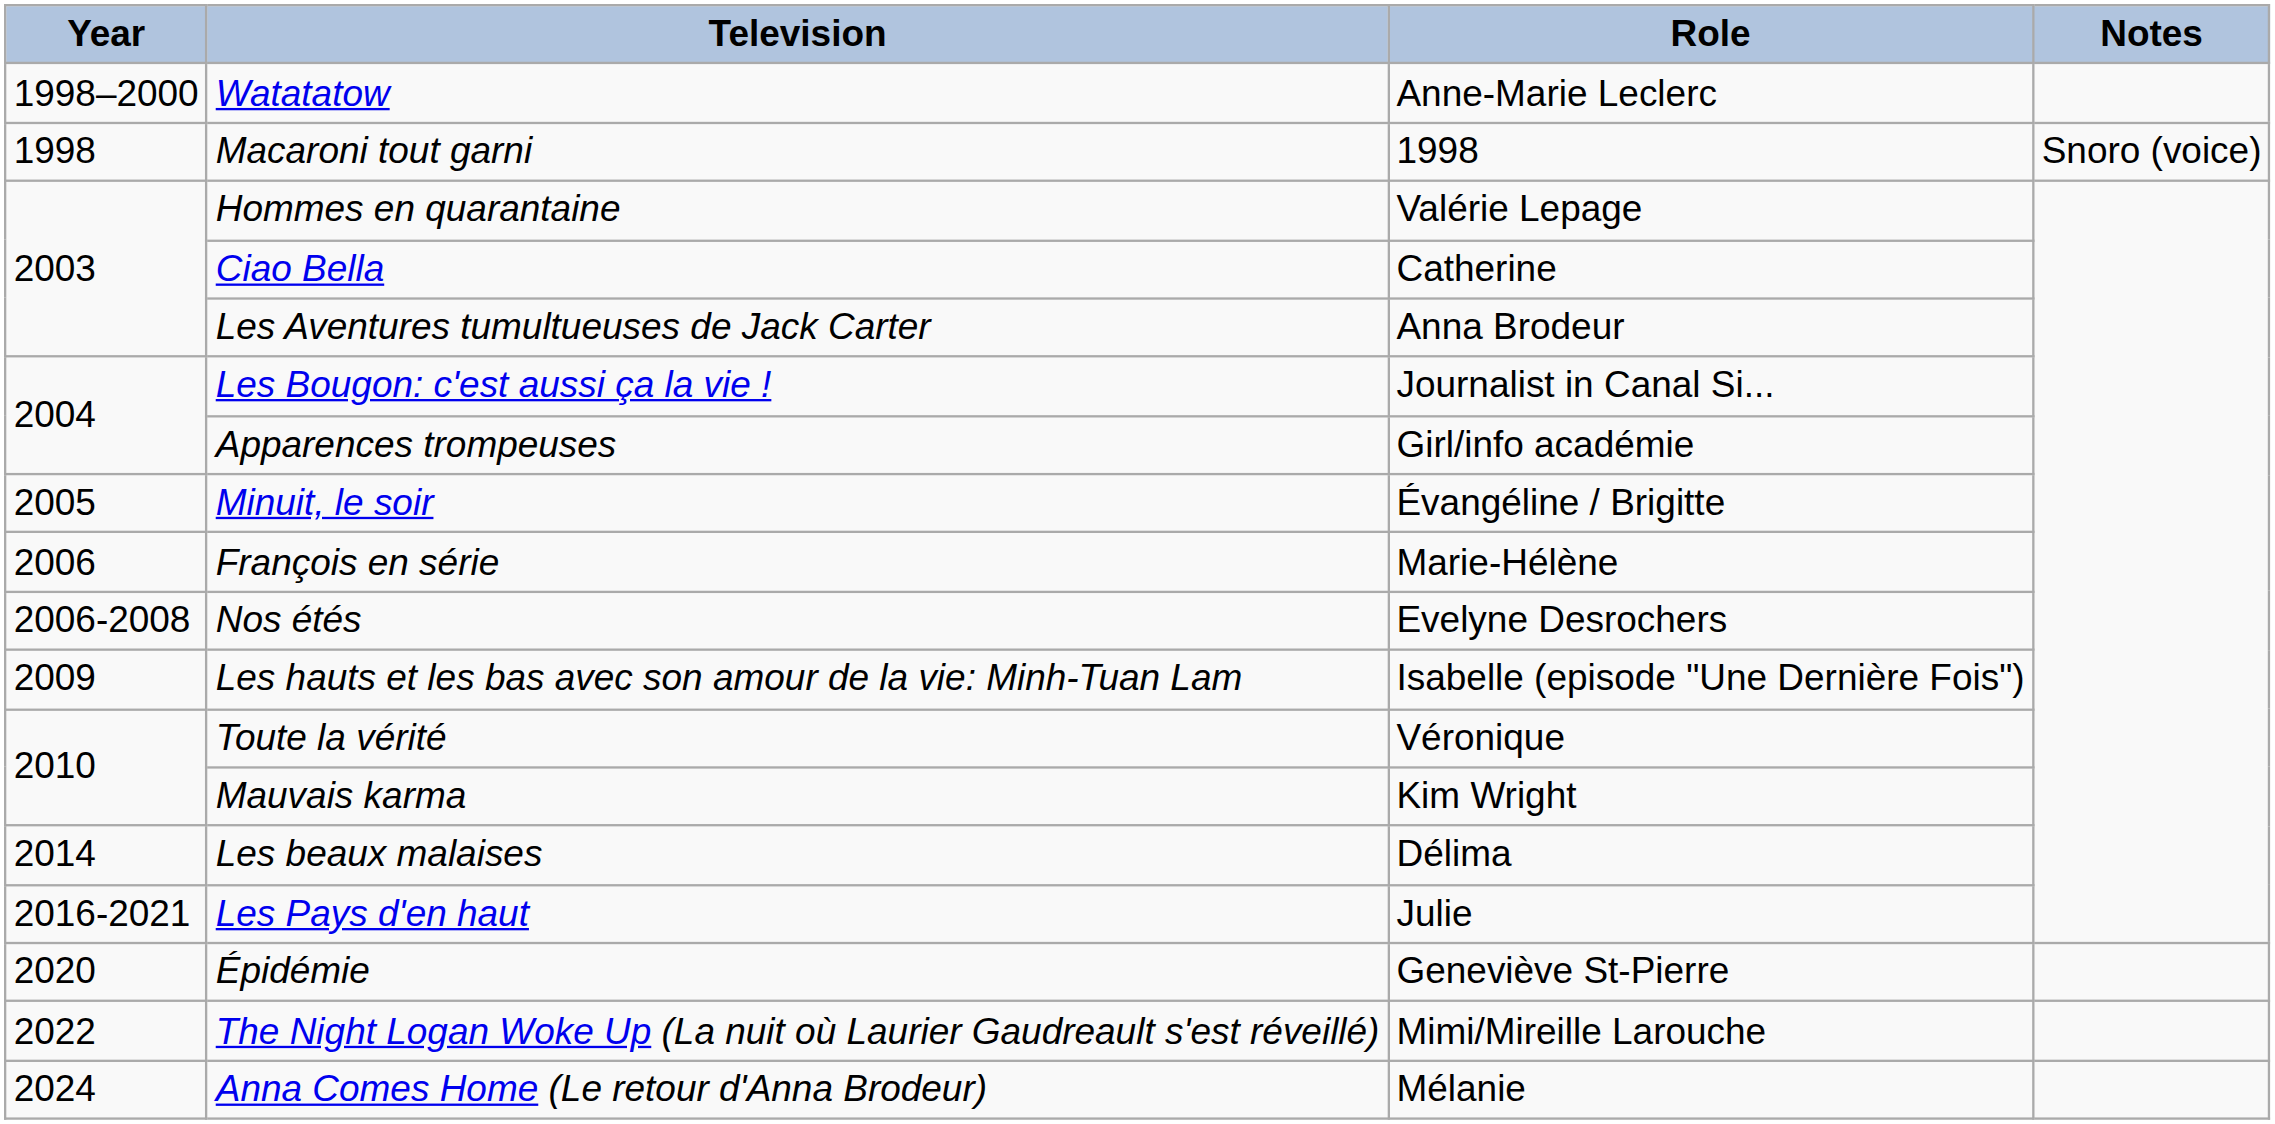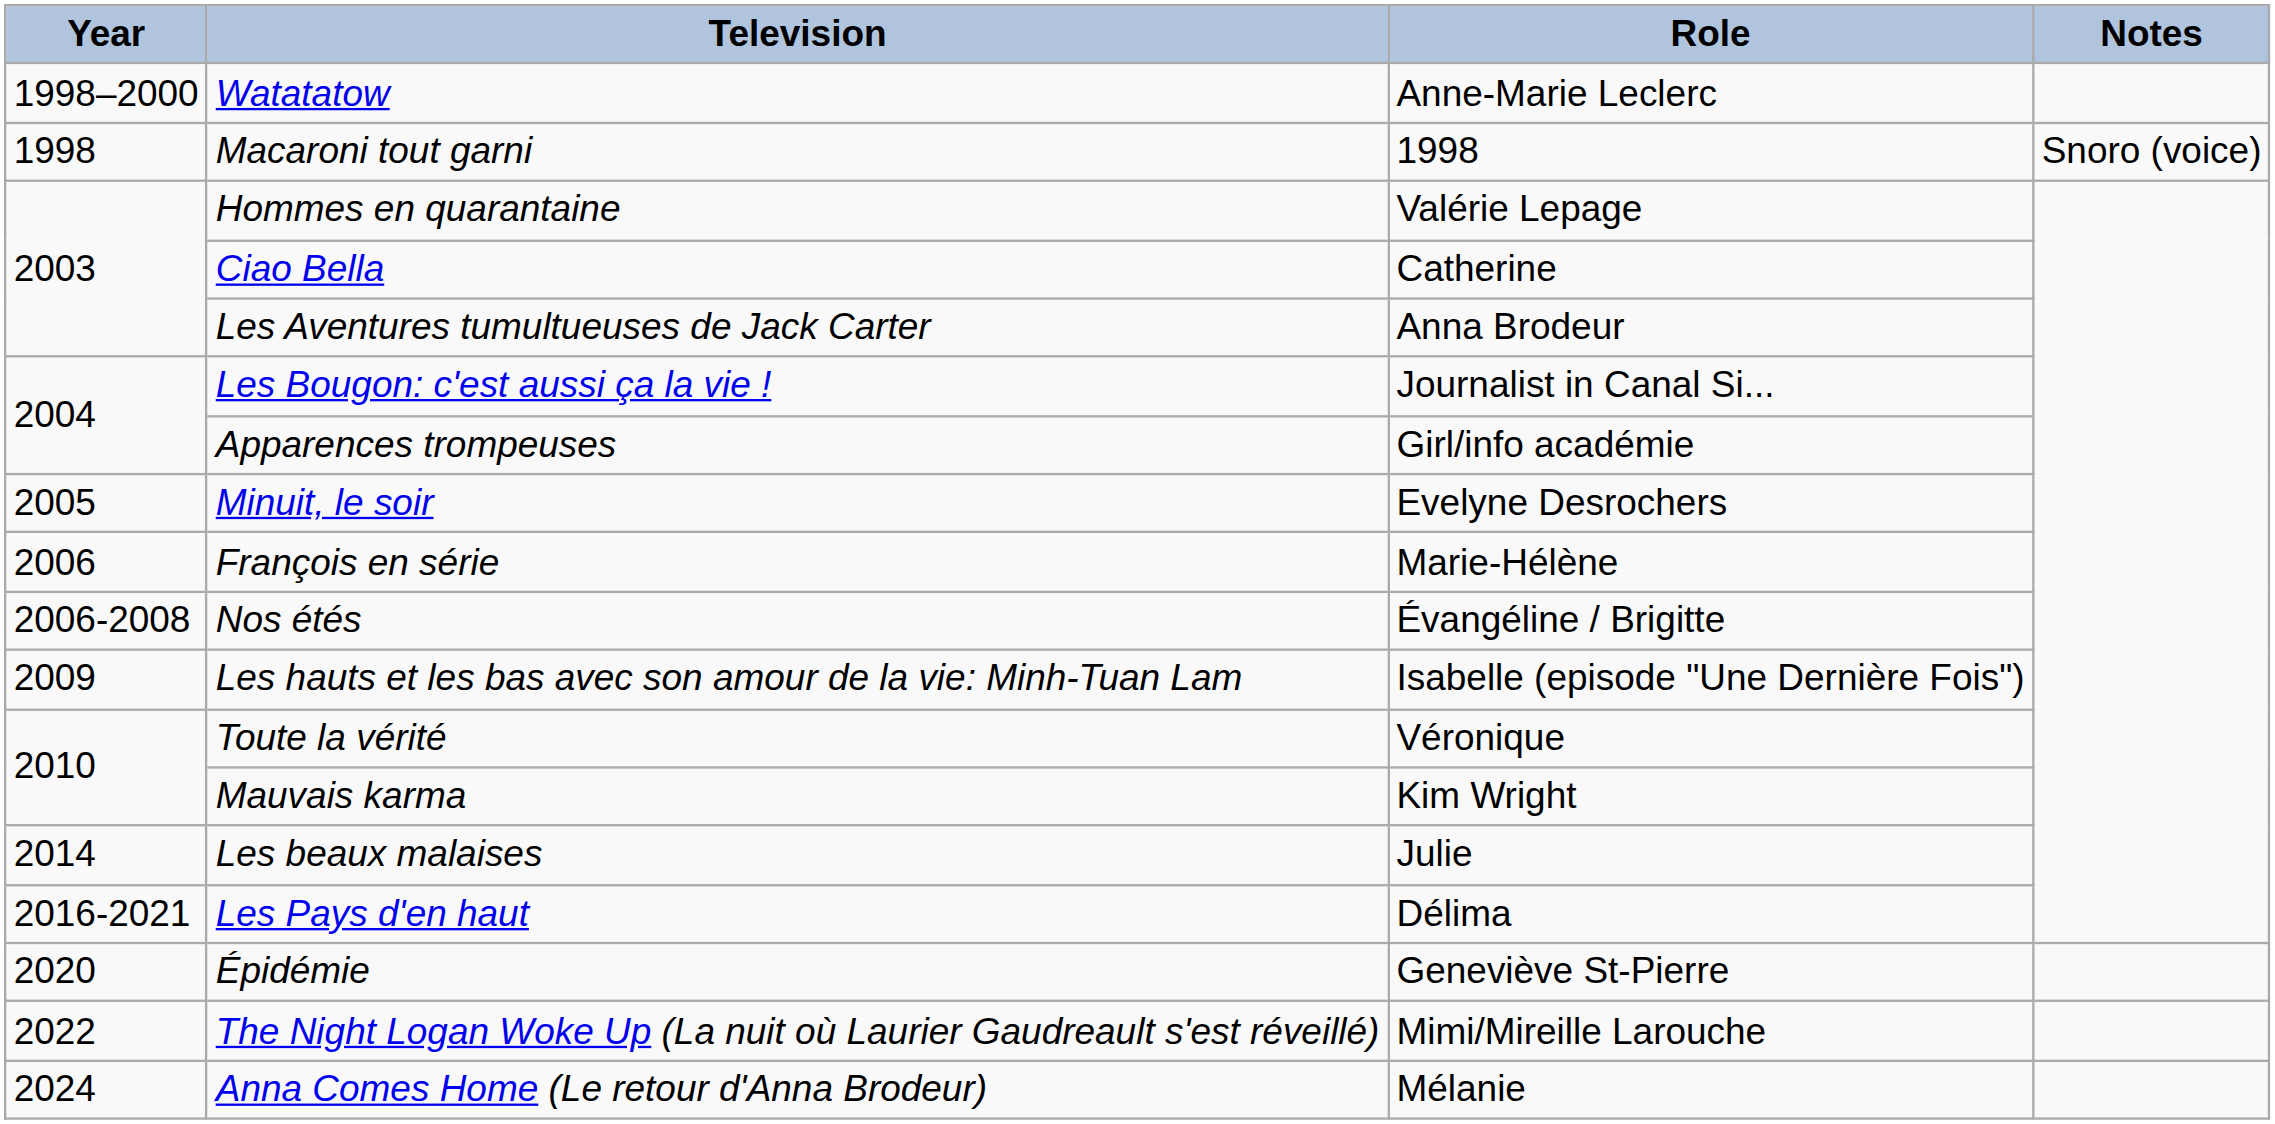(1561, 502) Évangéline / Brigitte -> (1562, 502) Evelyne Desrochers
(1562, 619) Evelyne Desrochers -> (1561, 619) Évangéline / Brigitte
(1454, 854) Délima -> (1434, 854) Julie
(1434, 913) Julie -> (1454, 913) Délima
